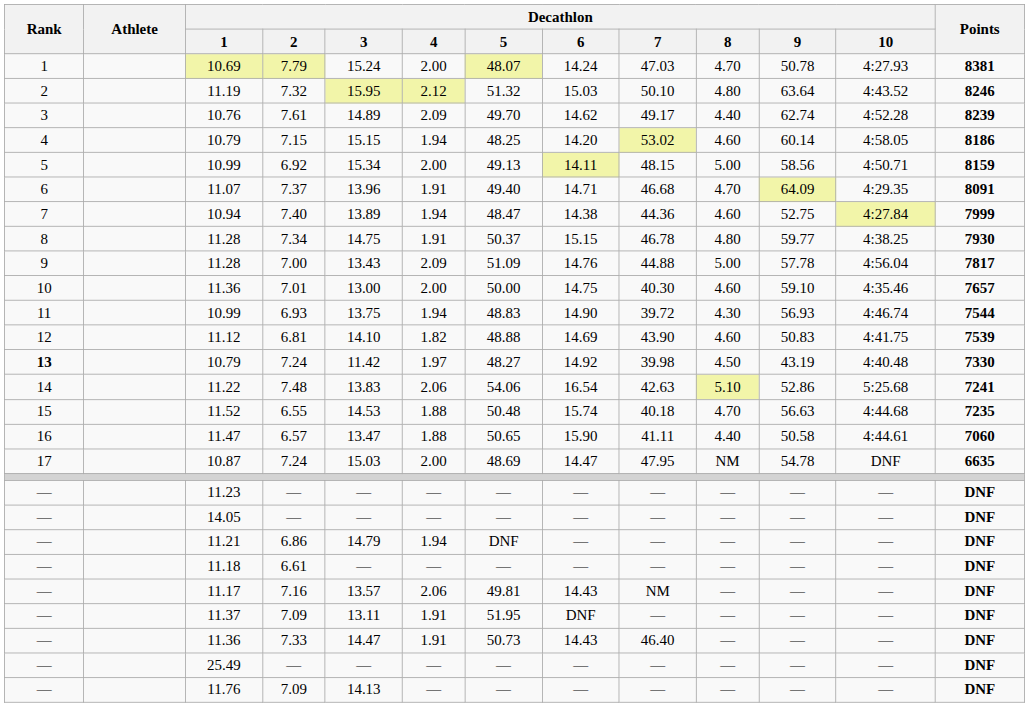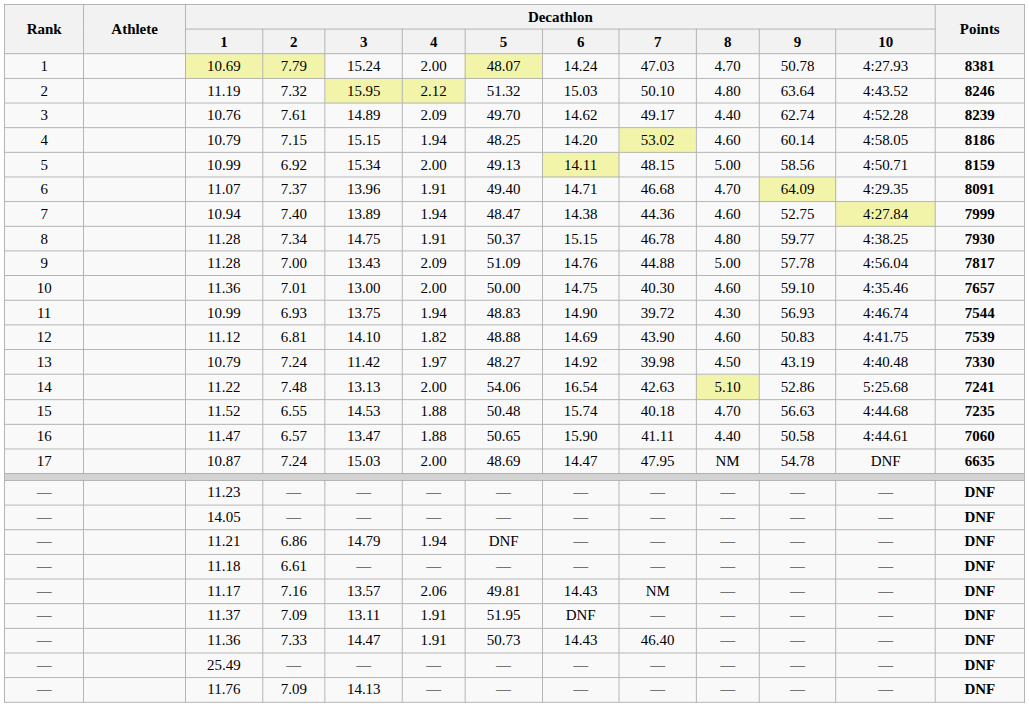(44, 361) bold -> (44, 361) normal
(364, 386) 13.83 -> (364, 386) 13.13
(434, 386) 2.06 -> (434, 386) 2.00
